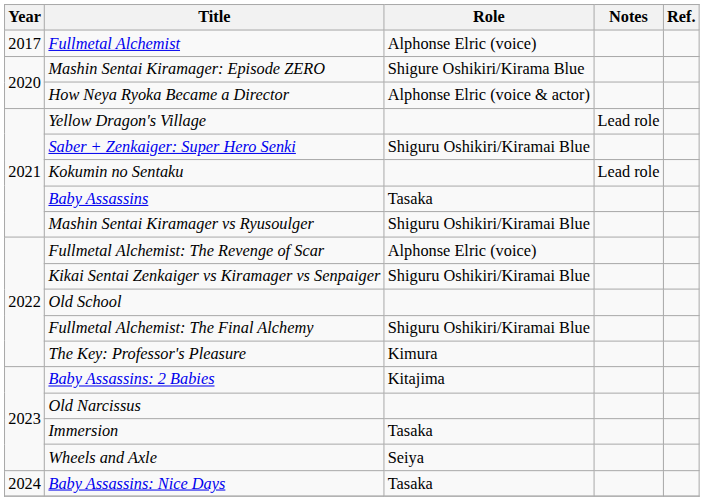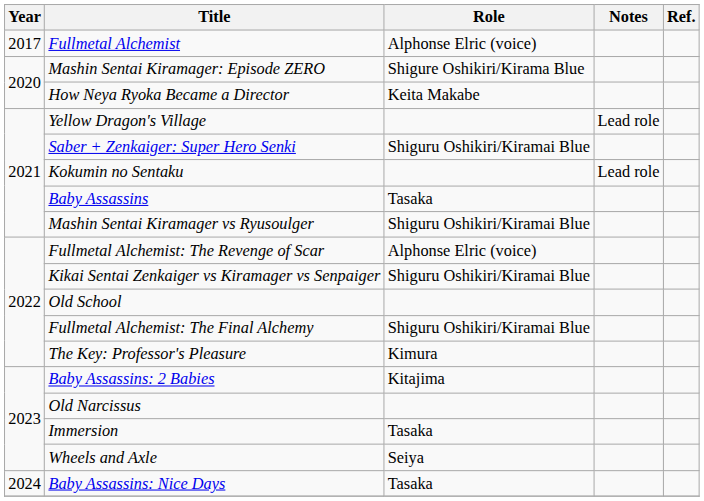(489, 95) Alphonse Elric (voice & actor) -> (434, 95) Keita Makabe
